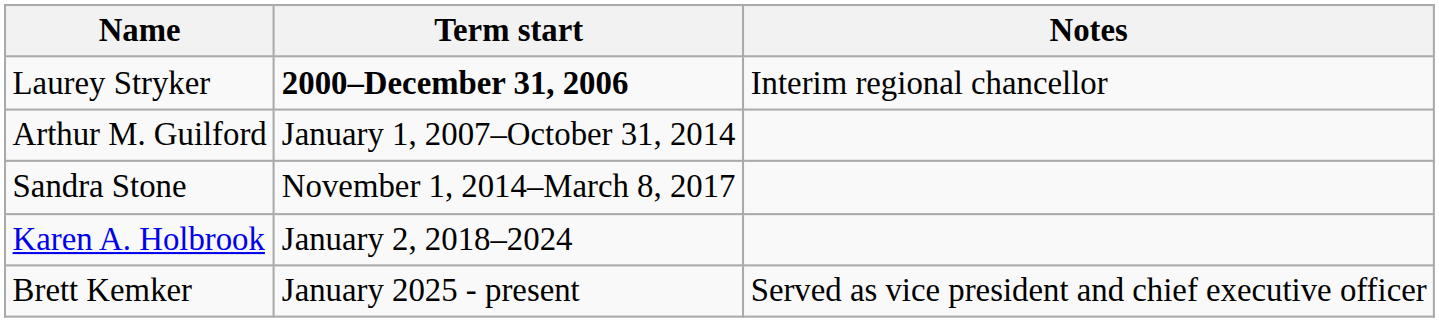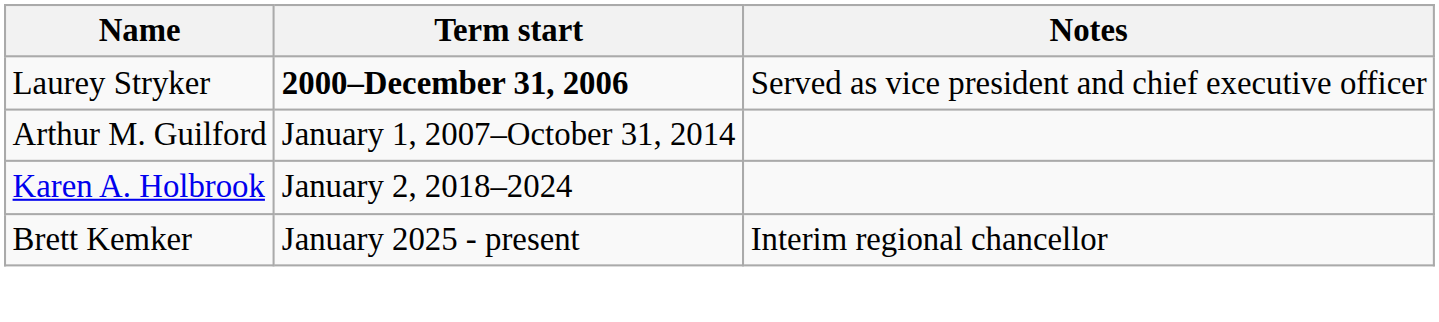(929, 82) Interim regional chancellor -> (1089, 82) Served as vice president and chief executive officer
- row: (100, 186)
(1089, 290) Served as vice president and chief executive officer -> (929, 238) Interim regional chancellor
